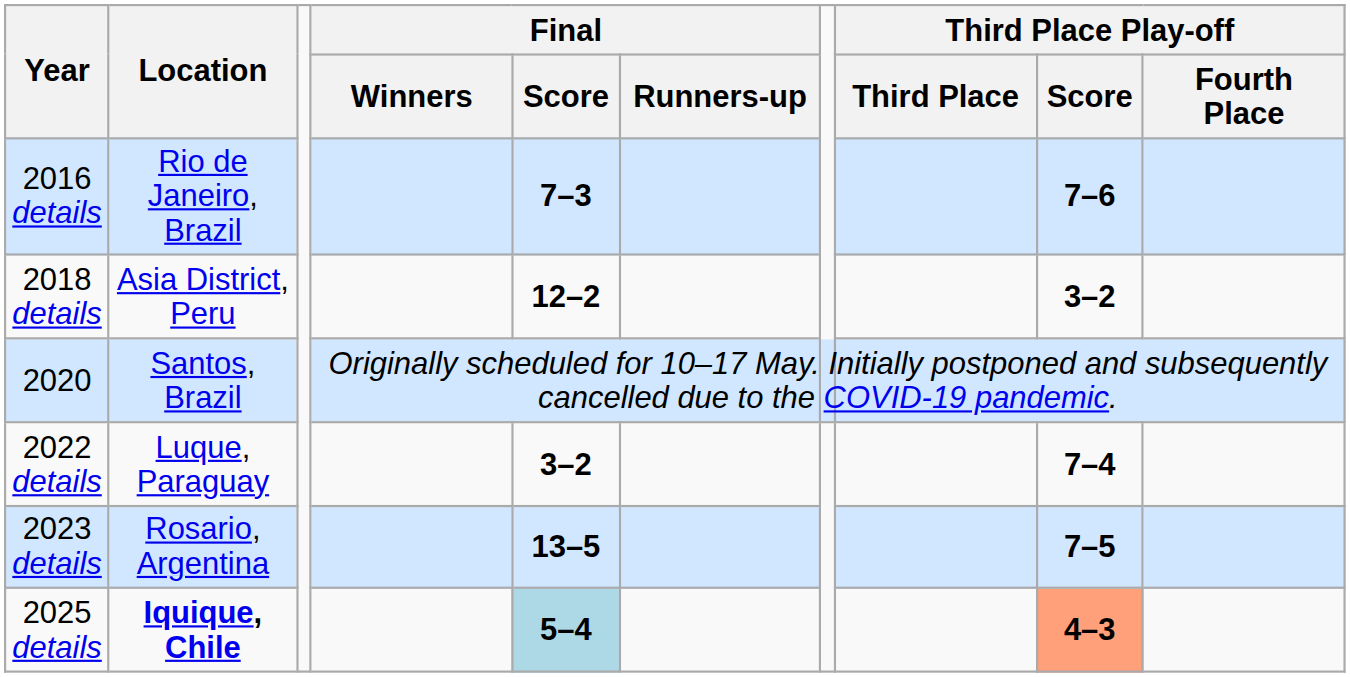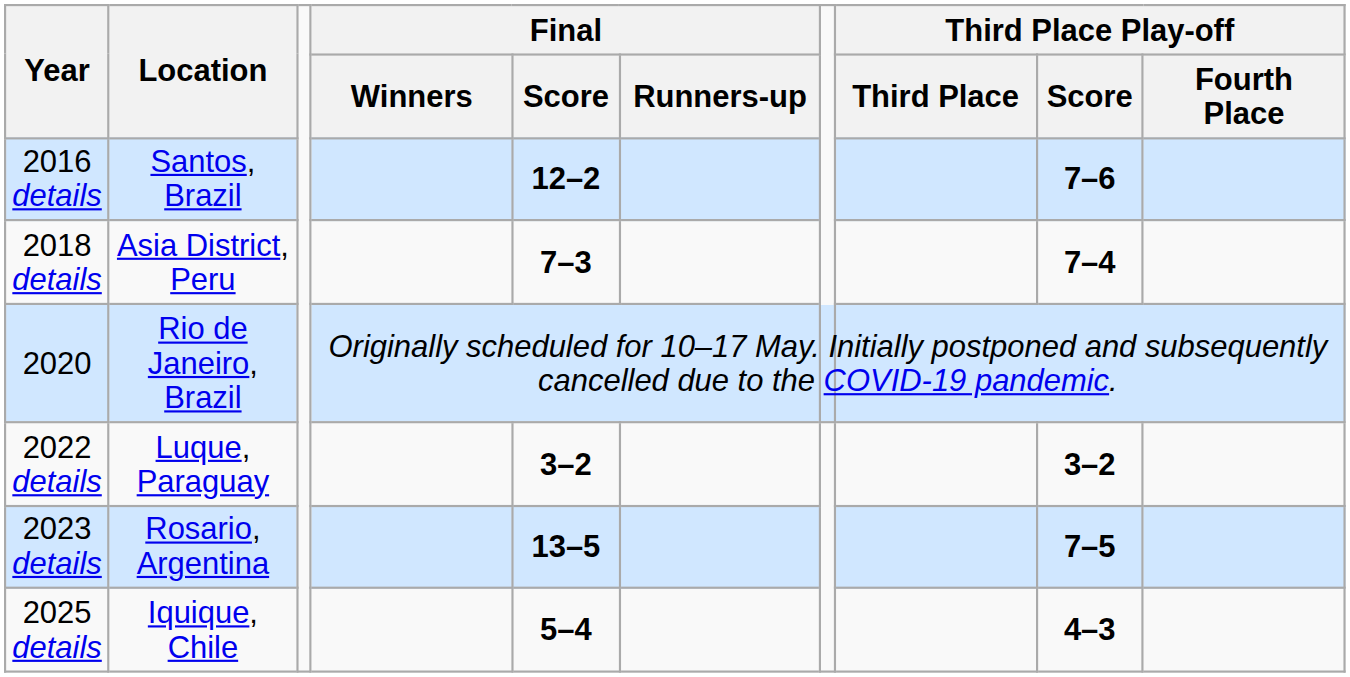(203, 197) Rio de Janeiro, Brazil -> (203, 179) Santos, Brazil
(566, 197) 7–3 -> (566, 179) 12–2
(566, 297) 12–2 -> (566, 263) 7–3
(1090, 297) 3–2 -> (1090, 263) 7–4
(203, 380) Santos, Brazil -> (203, 363) Rio de Janeiro, Brazil
(1090, 464) 7–4 -> (1090, 464) 3–2
(203, 630) bold -> (203, 630) normal
(566, 630) lightblue background -> (566, 630) no background
(1090, 630) lightsalmon background -> (1090, 630) no background
